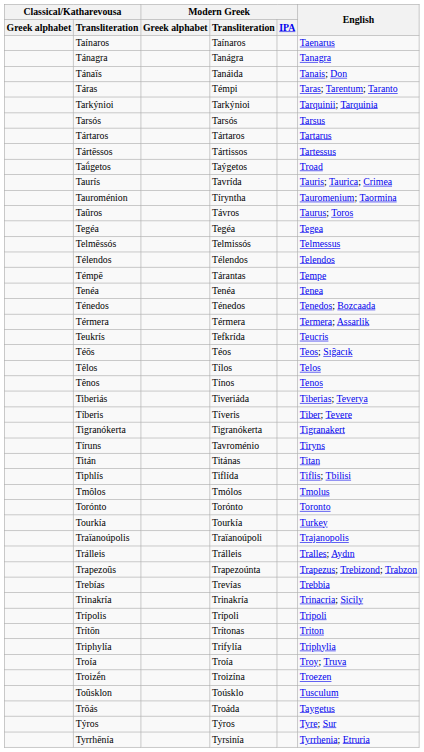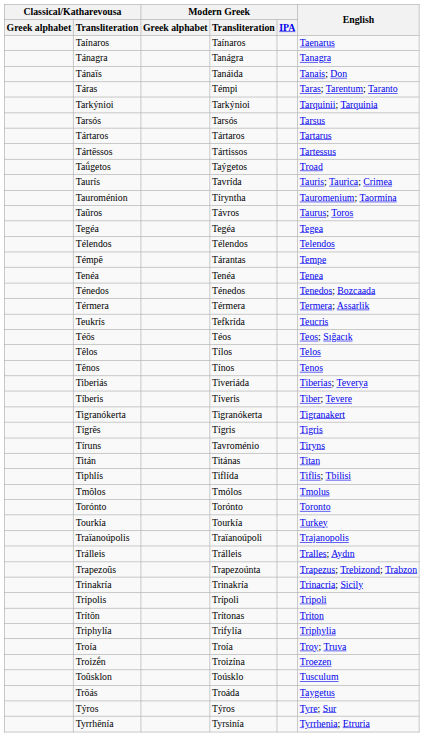- row: (96, 244)
+ row: (88, 430)
- row: (90, 584)
